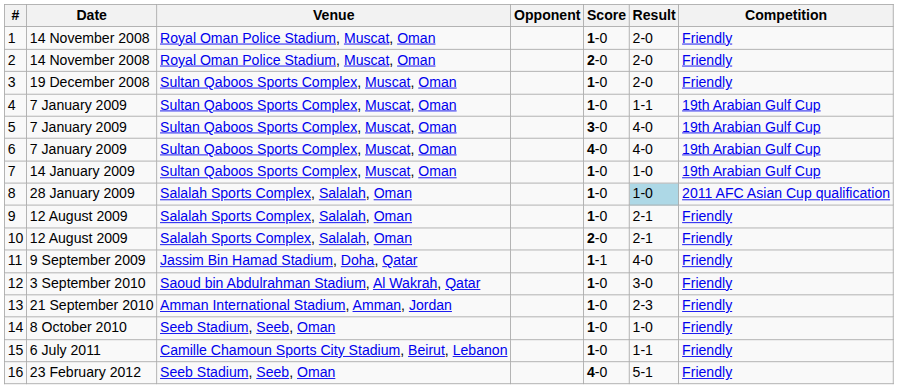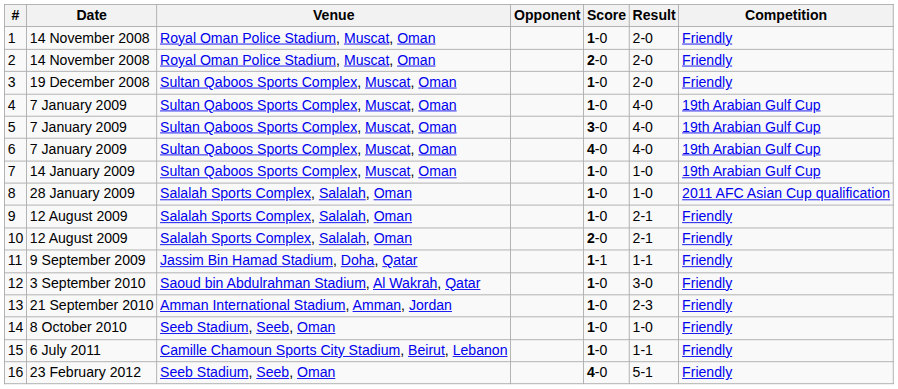(643, 104) 1-1 -> (643, 104) 4-0
(643, 194) lightblue background -> (643, 194) no background
(643, 261) 4-0 -> (643, 261) 1-1
